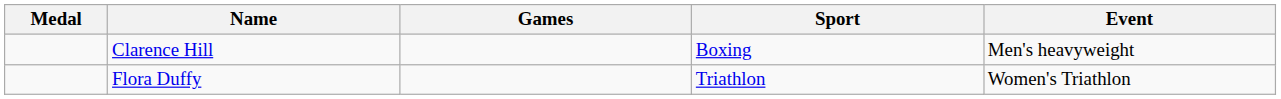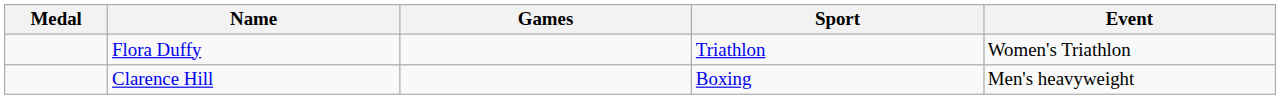rows swapped: (163, 49) <-> (157, 79)
